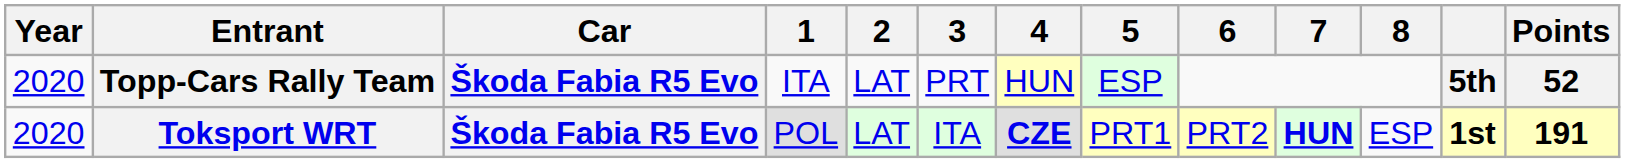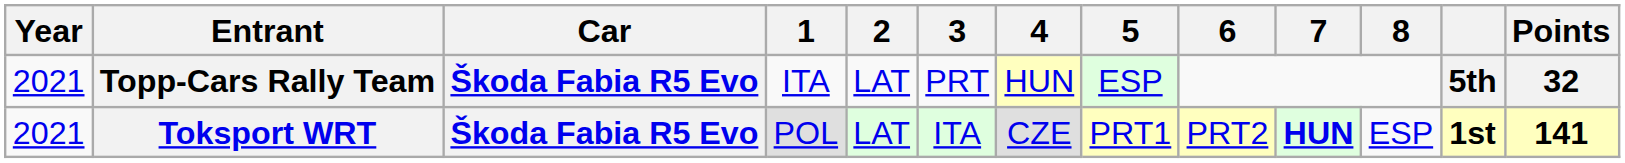(49, 81) 2020 -> (49, 81) 2021
(1561, 81) 52 -> (1561, 81) 32
(49, 132) 2020 -> (49, 132) 2021
(1039, 132) bold -> (1039, 132) normal
(1561, 132) 191 -> (1561, 132) 141
